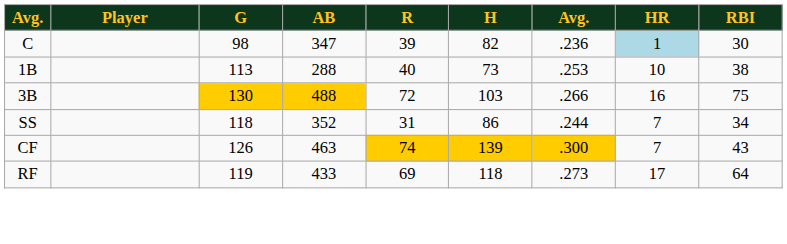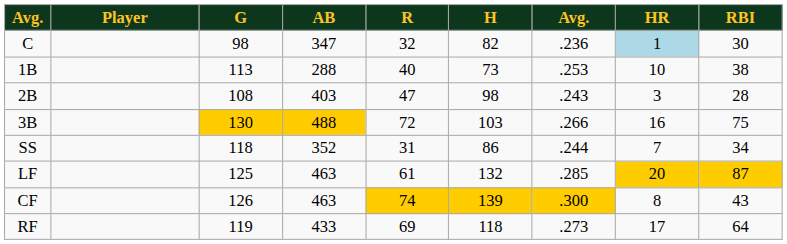(407, 43) 39 -> (407, 43) 32
+ row: (28, 95)
+ row: (28, 174)
(657, 148) 7 -> (657, 200) 8
